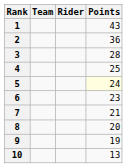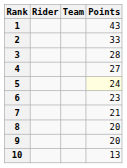columns swapped: (71, 12) <-> (43, 12)
(115, 40) 36 -> (115, 40) 33
(115, 69) 25 -> (115, 69) 27
(115, 141) 19 -> (115, 141) 20
